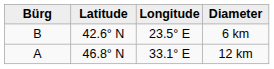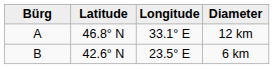rows swapped: (236, 53) <-> (236, 34)
